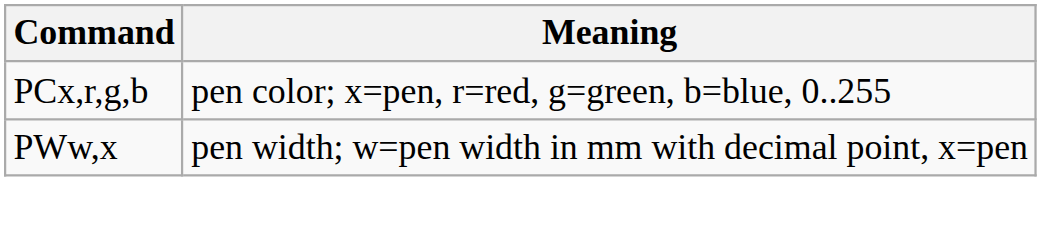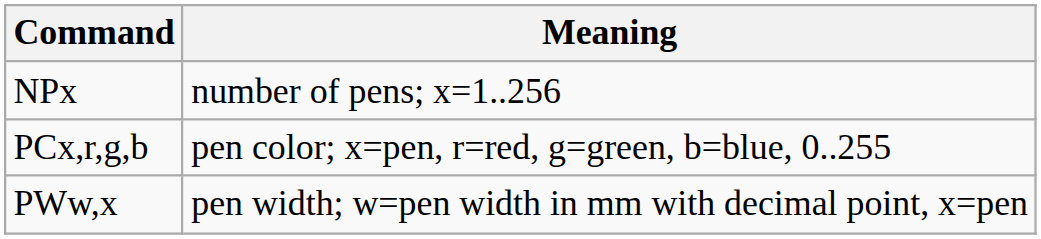+ row: (45, 89)
